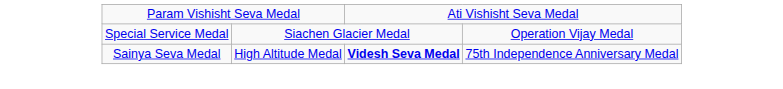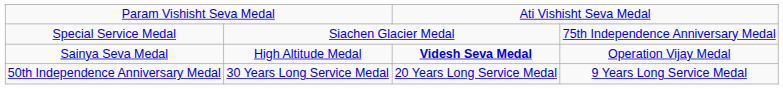(572, 34) Operation Vijay Medal -> (669, 34) 75th Independence Anniversary Medal
(572, 53) 75th Independence Anniversary Medal -> (669, 53) Operation Vijay Medal
+ row: (114, 73)
